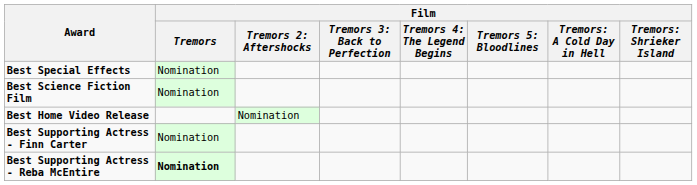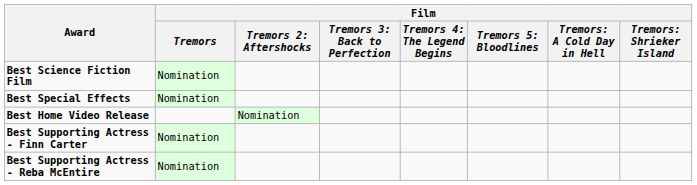rows swapped: (69, 93) <-> (69, 70)
(188, 167) bold -> (188, 167) normal
